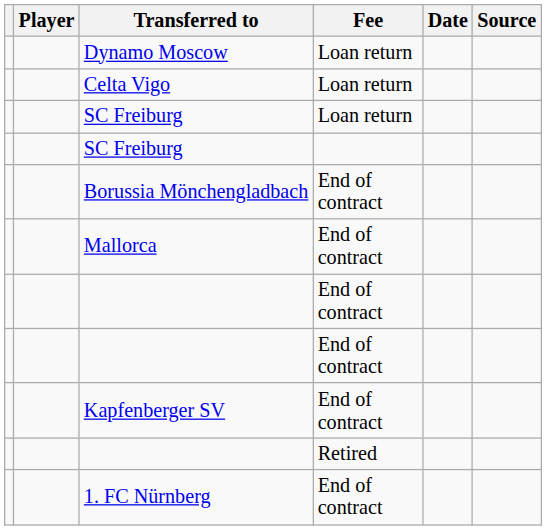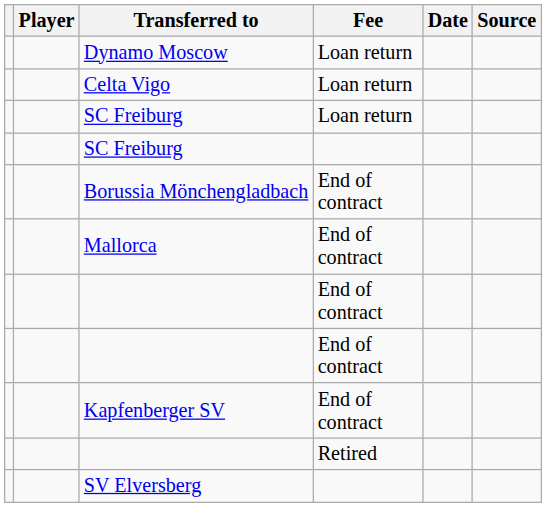+ row: (143, 485)
- row: (147, 496)
